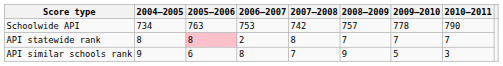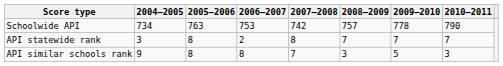(139, 40) 8 -> (139, 40) 3
(190, 40) pink background -> (190, 40) no background
(190, 54) 6 -> (190, 54) 8
(344, 54) 9 -> (344, 54) 3
